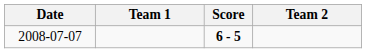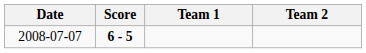columns swapped: (150, 15) <-> (228, 15)
